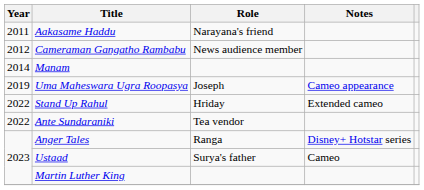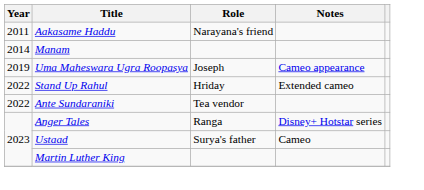- row: (110, 49)
